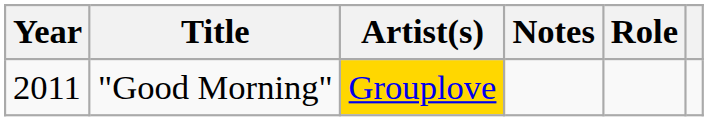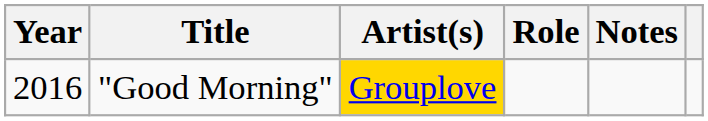columns swapped: (644, 31) <-> (554, 31)
(47, 86) 2011 -> (48, 86) 2016
